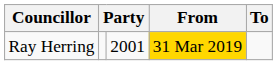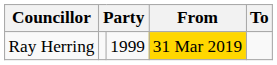(128, 45) 2001 -> (128, 45) 1999
